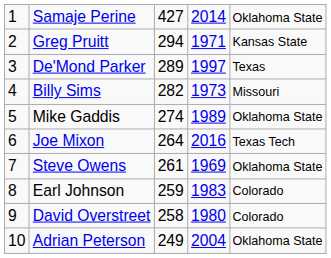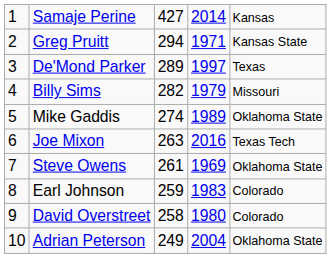(277, 17) Oklahoma State -> (253, 17) Kansas
(208, 91) 1973 -> (208, 91) 1979
(171, 141) 264 -> (171, 141) 263
